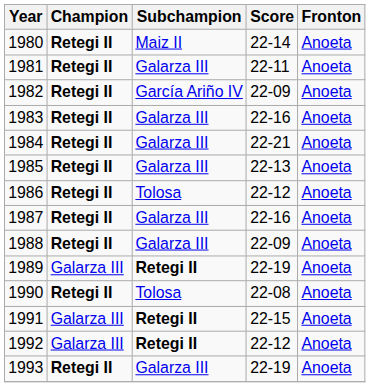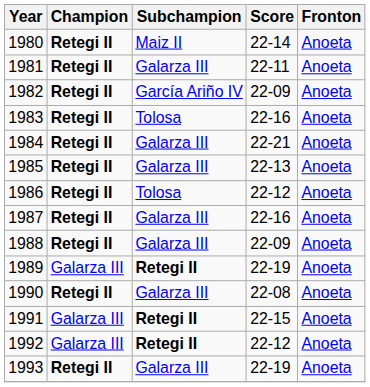(172, 117) Galarza III -> (158, 117) Tolosa
(158, 293) Tolosa -> (172, 293) Galarza III
